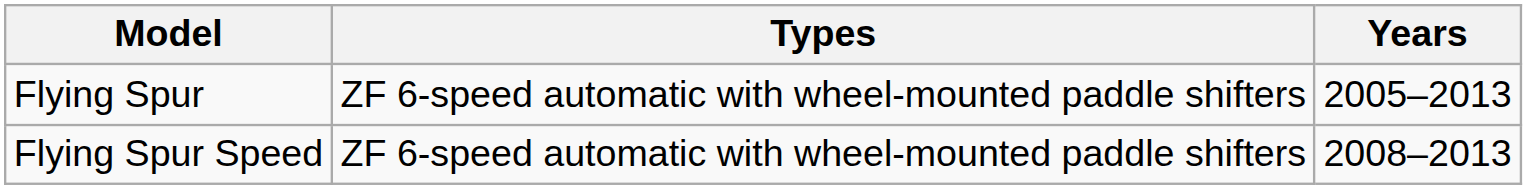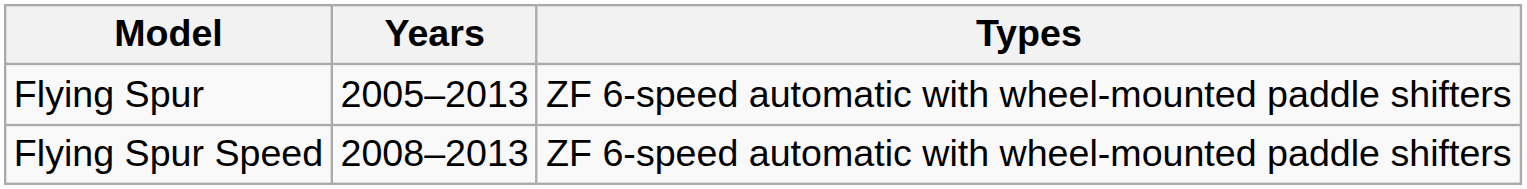columns swapped: (1418, 34) <-> (823, 34)
